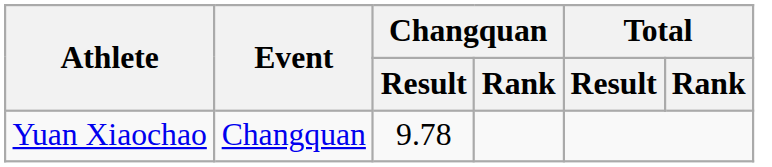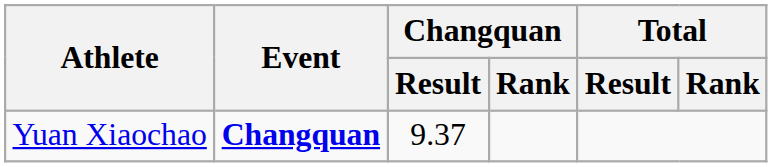(294, 135) normal -> (301, 135) bold
(424, 135) 9.78 -> (438, 135) 9.37
